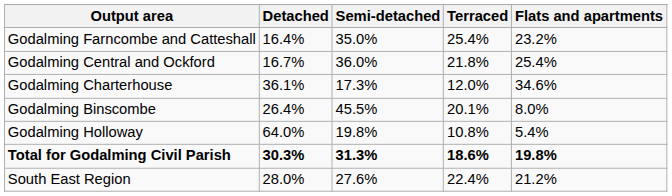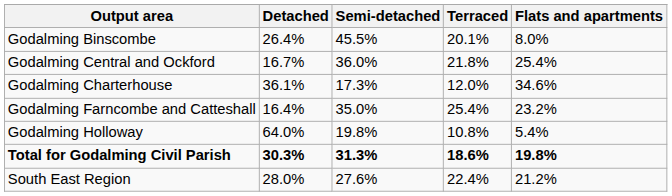rows swapped: (82, 109) <-> (132, 39)
